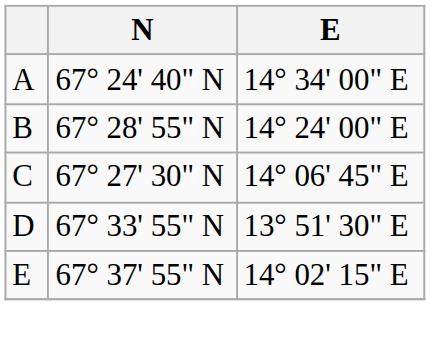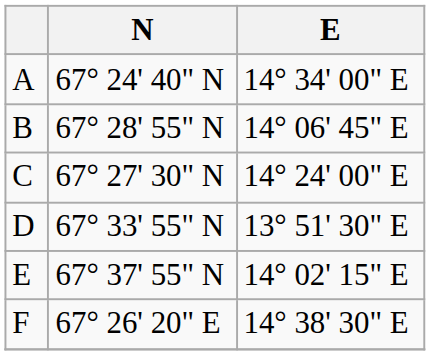(326, 127) 14° 24' 00" E -> (326, 127) 14° 06' 45" E
(326, 176) 14° 06' 45" E -> (326, 176) 14° 24' 00" E
+ row: (21, 323)
